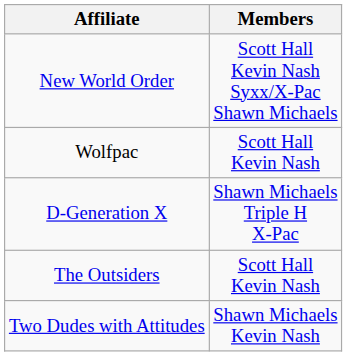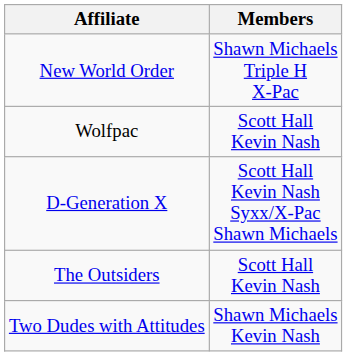(275, 80) Scott Hall Kevin Nash Syxx/X-Pac Shawn Michaels -> (275, 70) Shawn Michaels Triple H X-Pac
(275, 213) Shawn Michaels Triple H X-Pac -> (275, 203) Scott Hall Kevin Nash Syxx/X-Pac Shawn Michaels
